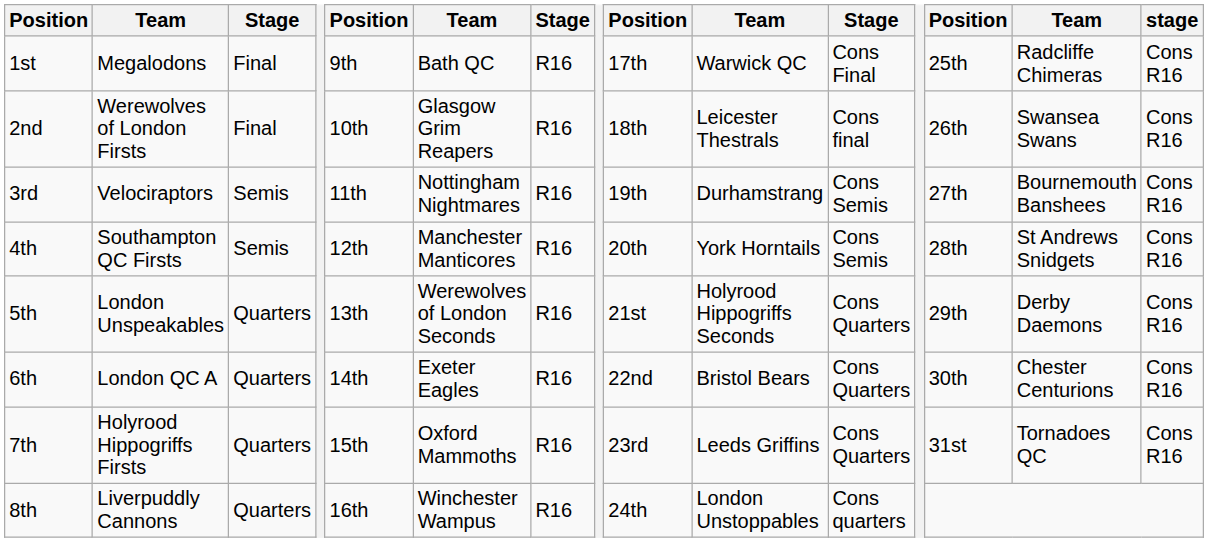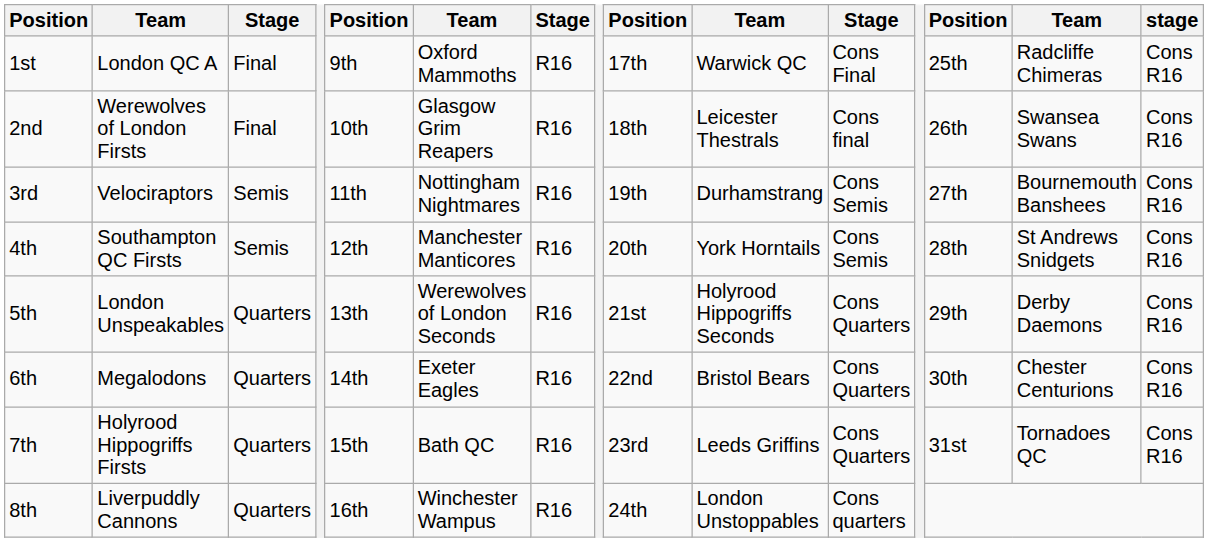(152, 63) Megalodons -> (157, 63) London QC A
(456, 63) Bath QC -> (467, 63) Oxford Mammoths
(157, 379) London QC A -> (152, 379) Megalodons
(467, 444) Oxford Mammoths -> (456, 444) Bath QC
